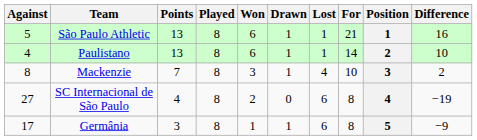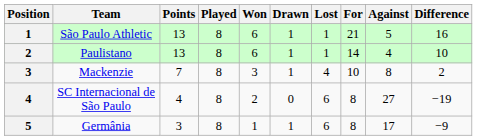columns swapped: (388, 14) <-> (27, 14)
